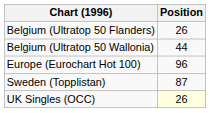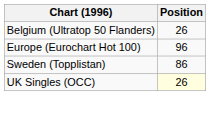- row: (80, 47)
(181, 82) 87 -> (181, 64) 86
